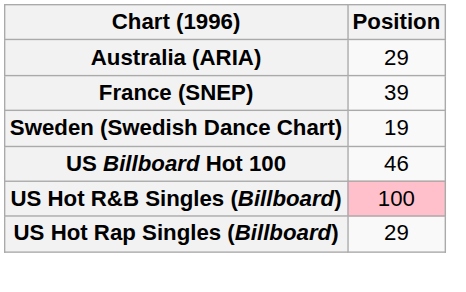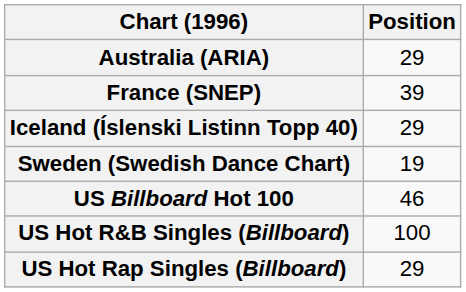+ row: (184, 127)
(396, 198) pink background -> (412, 233) no background
